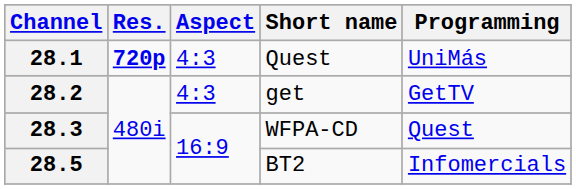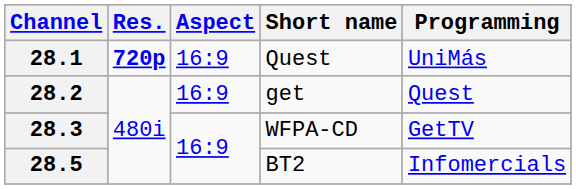(196, 59) 4:3 -> (202, 59) 16:9
(196, 94) 4:3 -> (202, 94) 16:9
(441, 94) GetTV -> (441, 94) Quest
(441, 130) Quest -> (441, 130) GetTV
